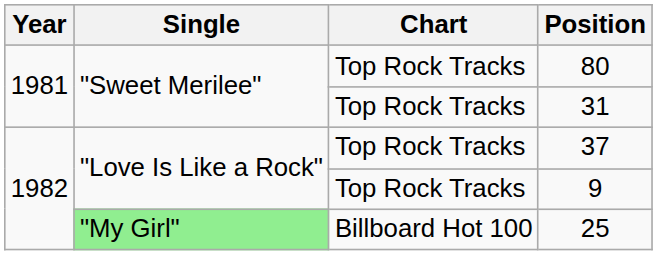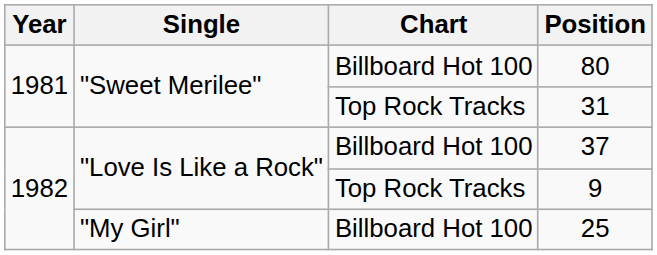(430, 65) Top Rock Tracks -> (434, 65) Billboard Hot 100
(430, 147) Top Rock Tracks -> (434, 147) Billboard Hot 100
(130, 229) lightgreen background -> (130, 229) no background
